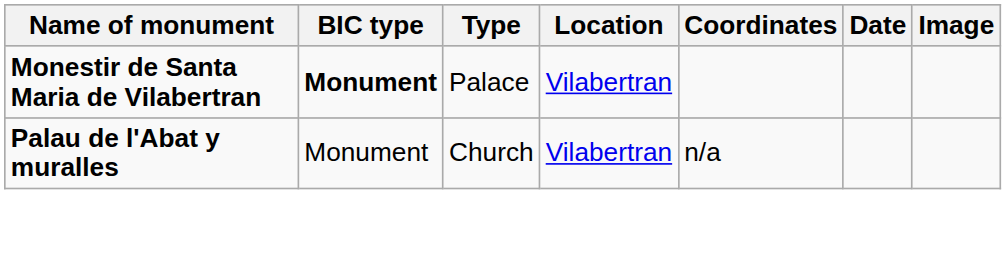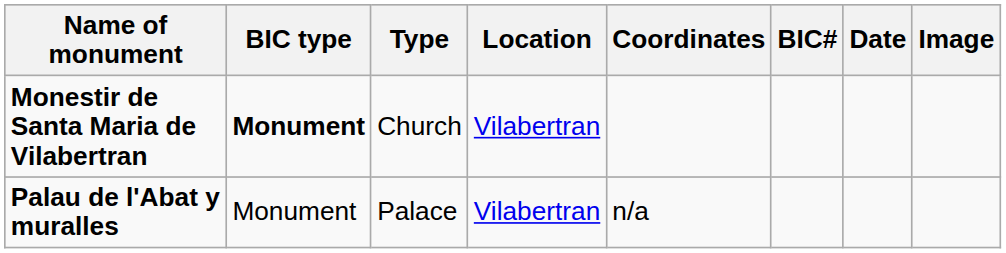+ column: (807, 40)
(489, 81) Palace -> (419, 125) Church
(491, 152) Church -> (417, 211) Palace
